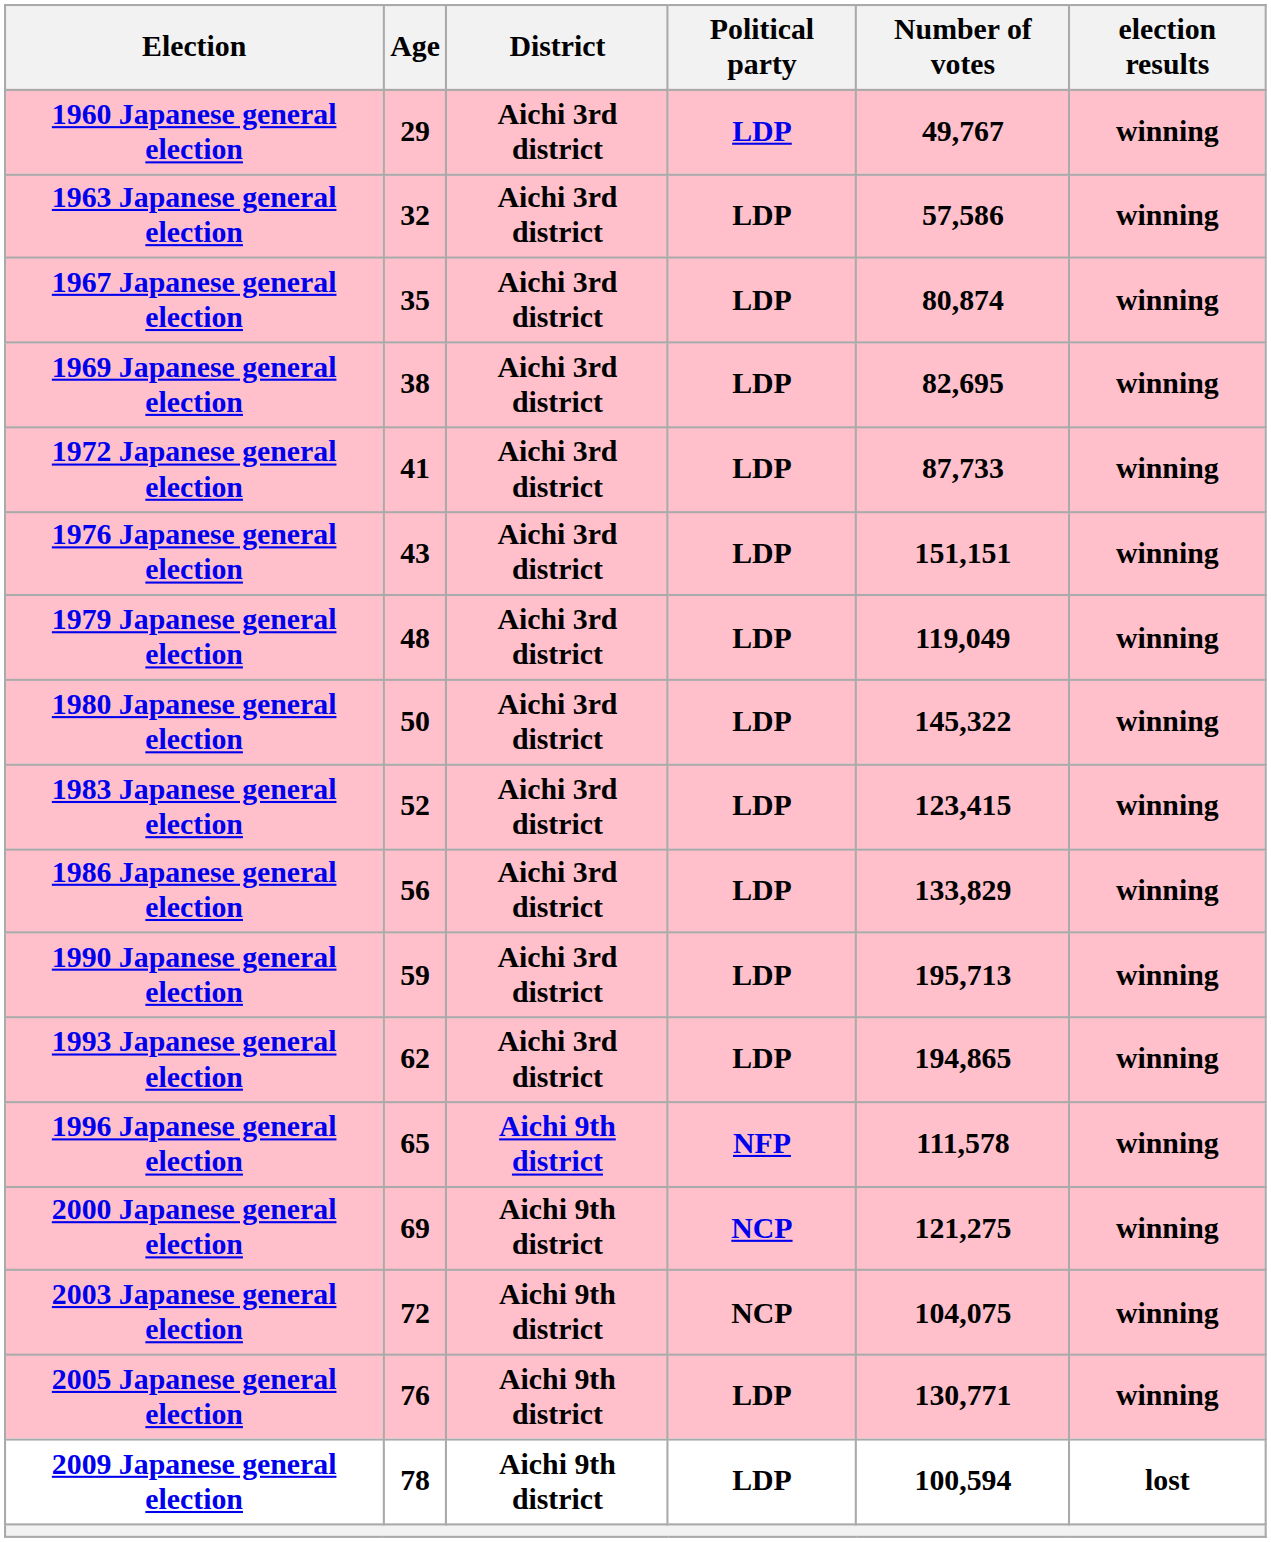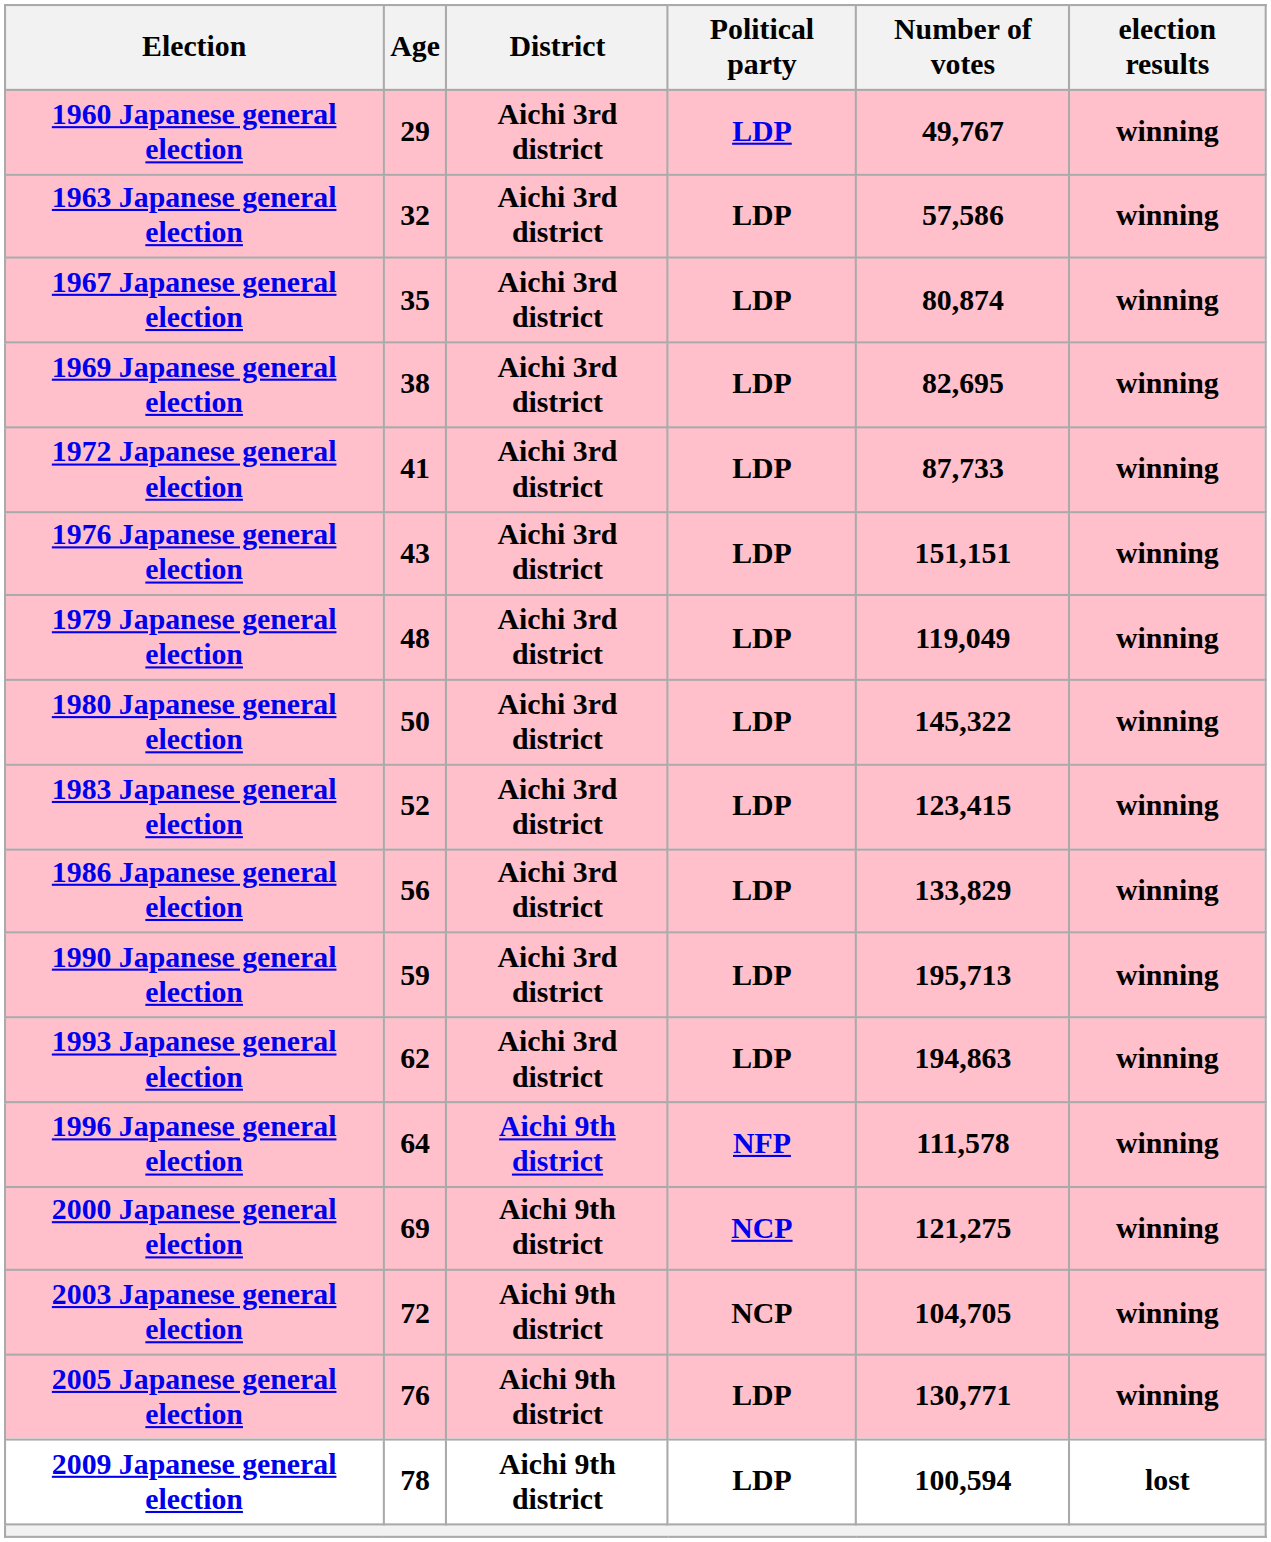(963, 1059) 194,865 -> (963, 1059) 194,863
(415, 1143) 65 -> (415, 1143) 64
(963, 1312) 104,075 -> (963, 1312) 104,705
